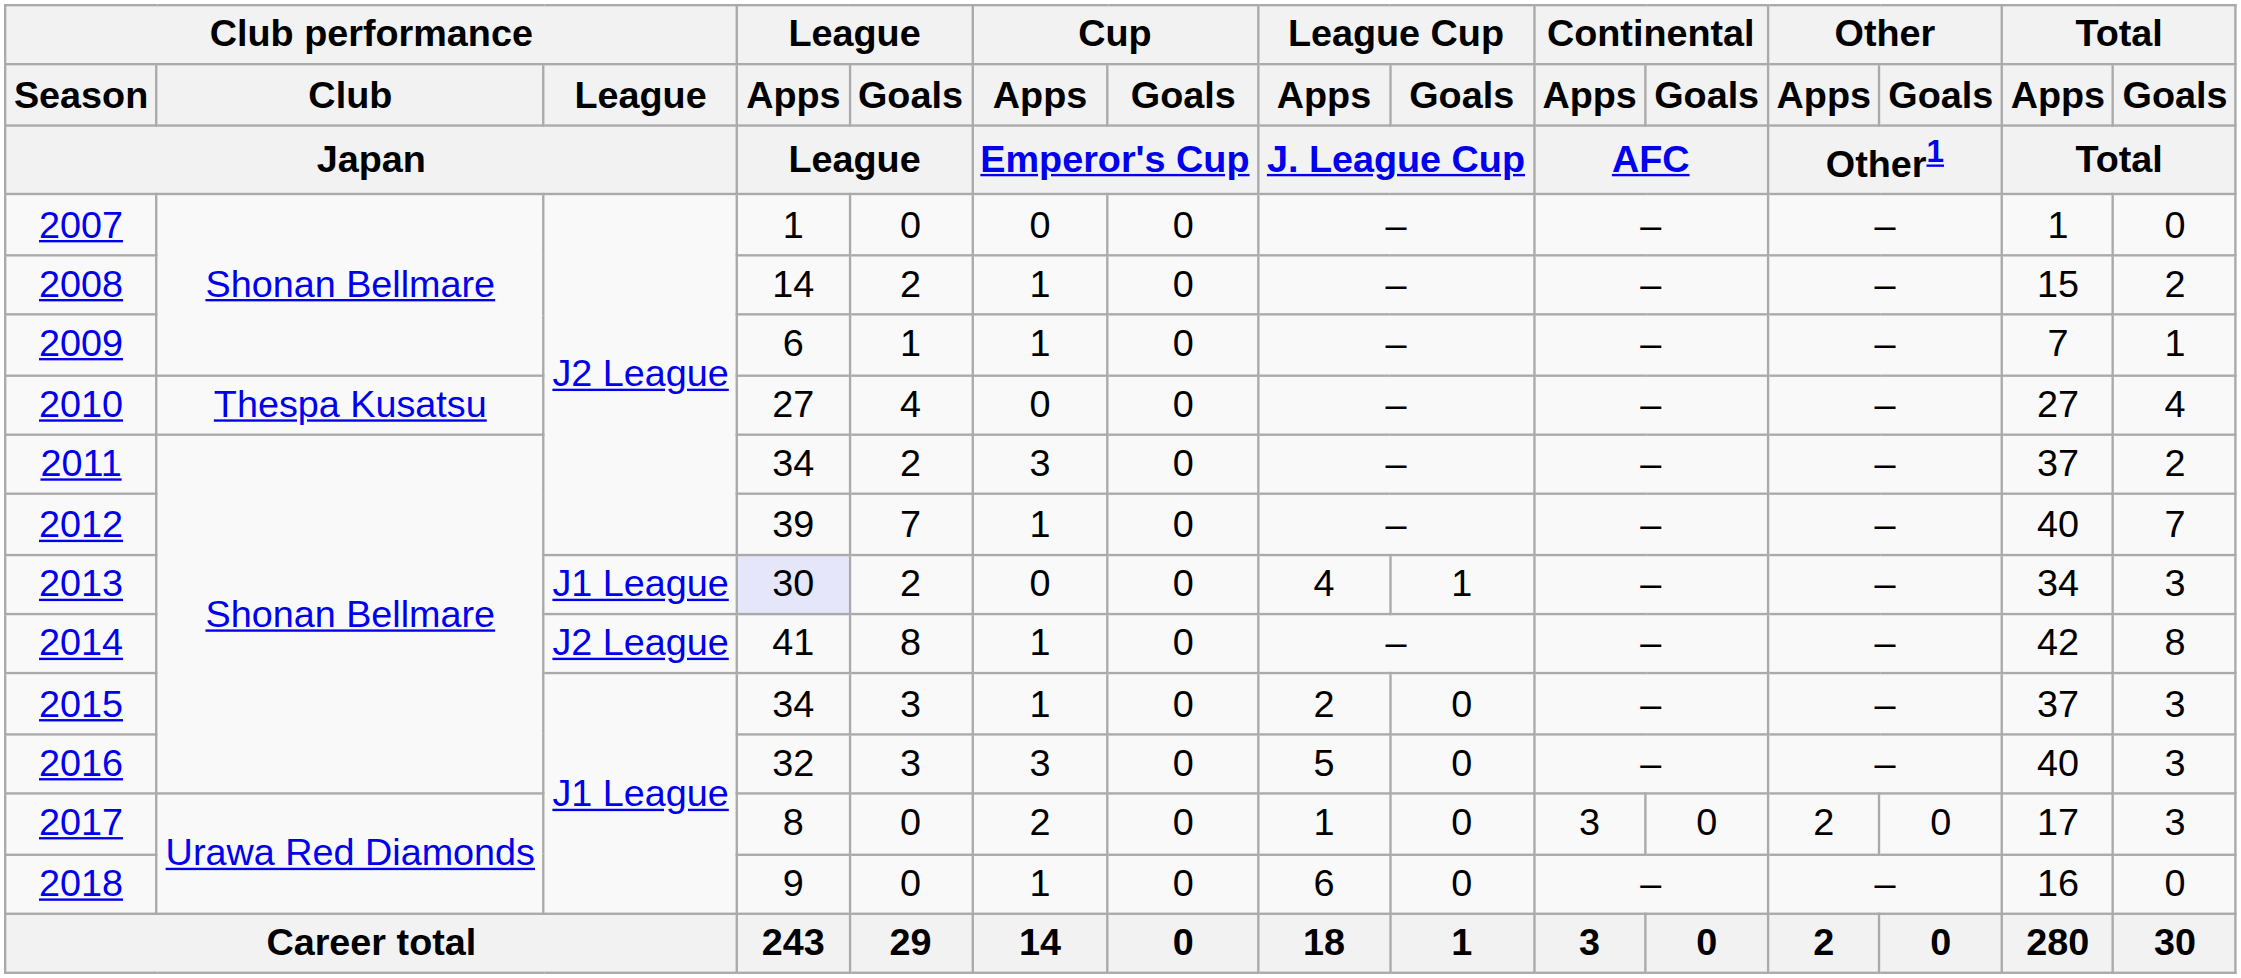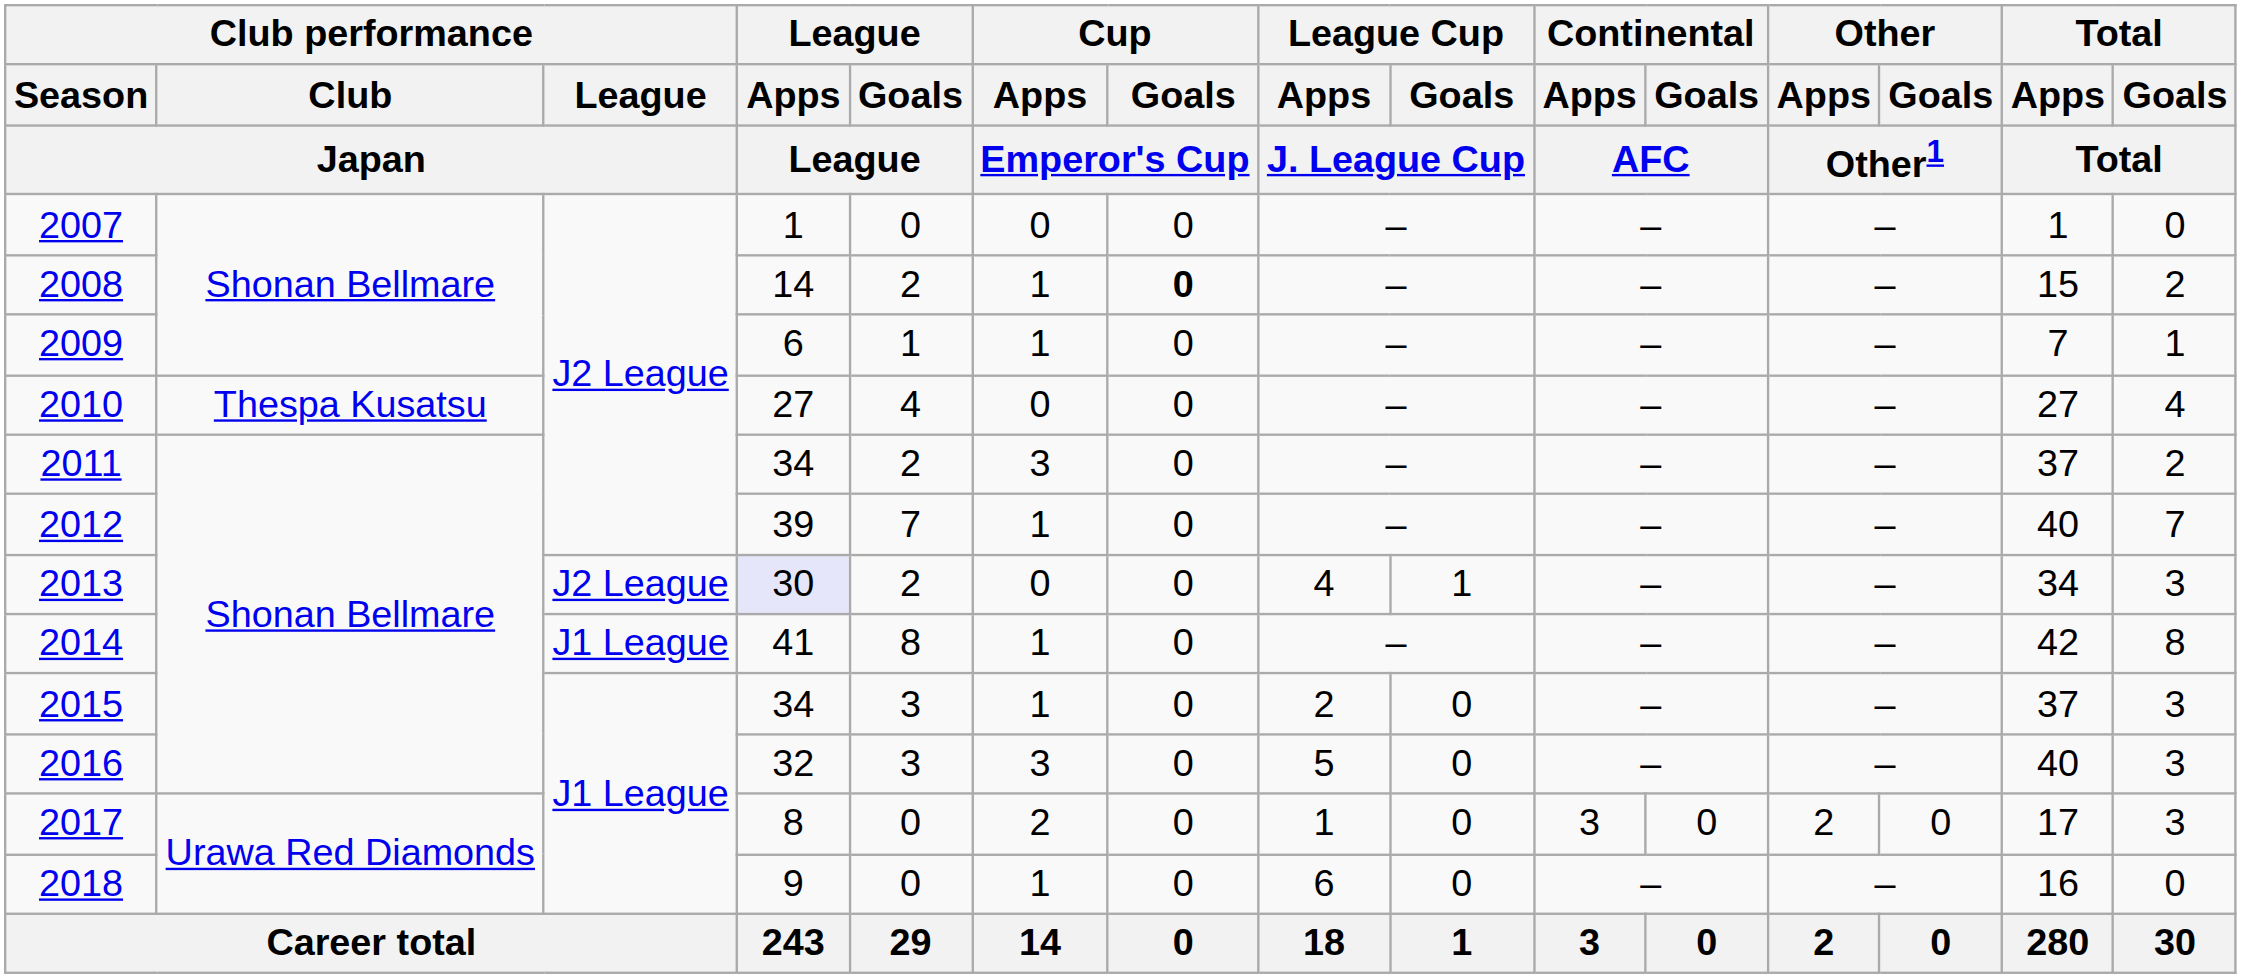(1183, 284) normal -> (1183, 284) bold
(641, 583) J1 League -> (641, 583) J2 League
(641, 643) J2 League -> (641, 643) J1 League
